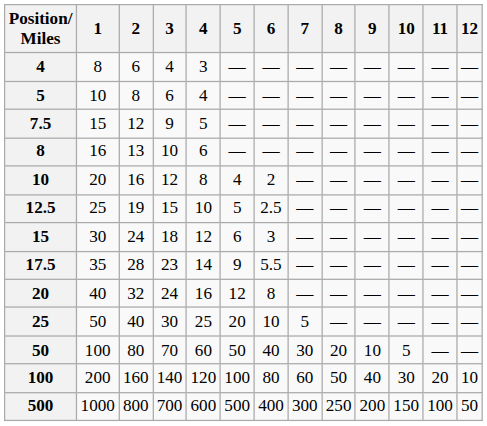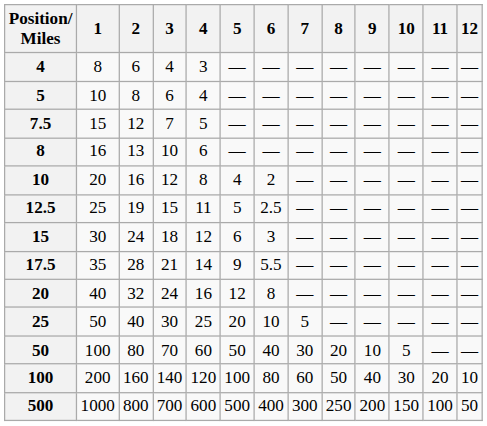(170, 123) 9 -> (170, 123) 7
(203, 208) 10 -> (203, 208) 11
(170, 264) 23 -> (170, 264) 21
